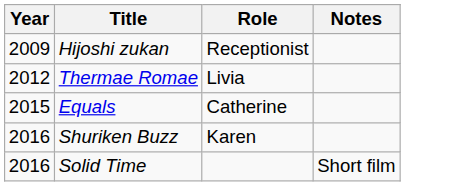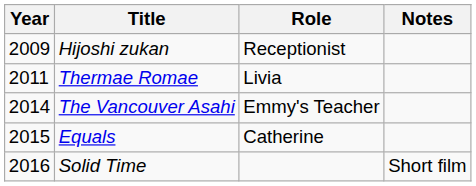(30, 78) 2012 -> (29, 78) 2011
+ row: (147, 107)
- row: (119, 136)
